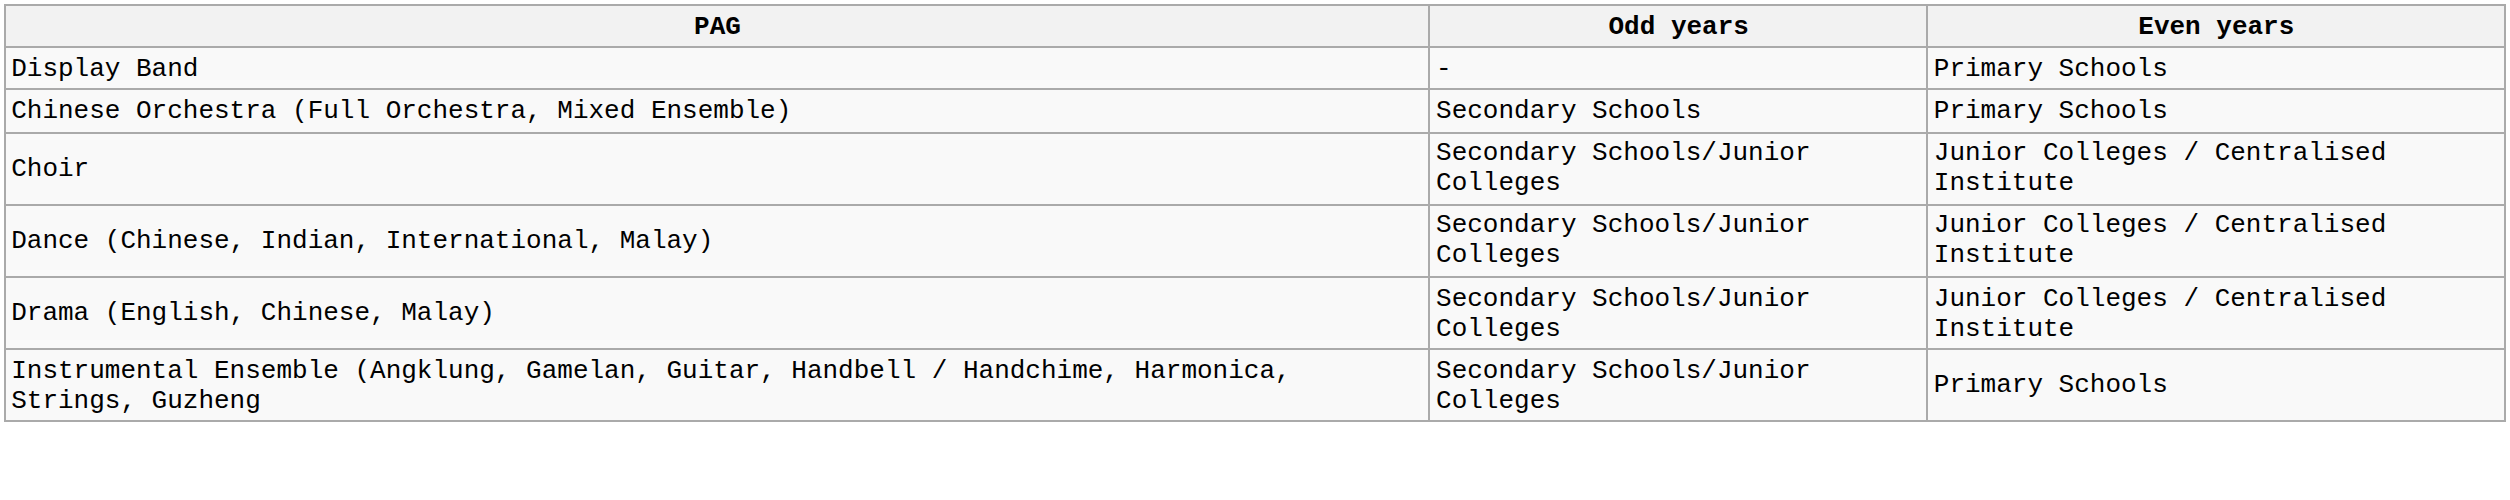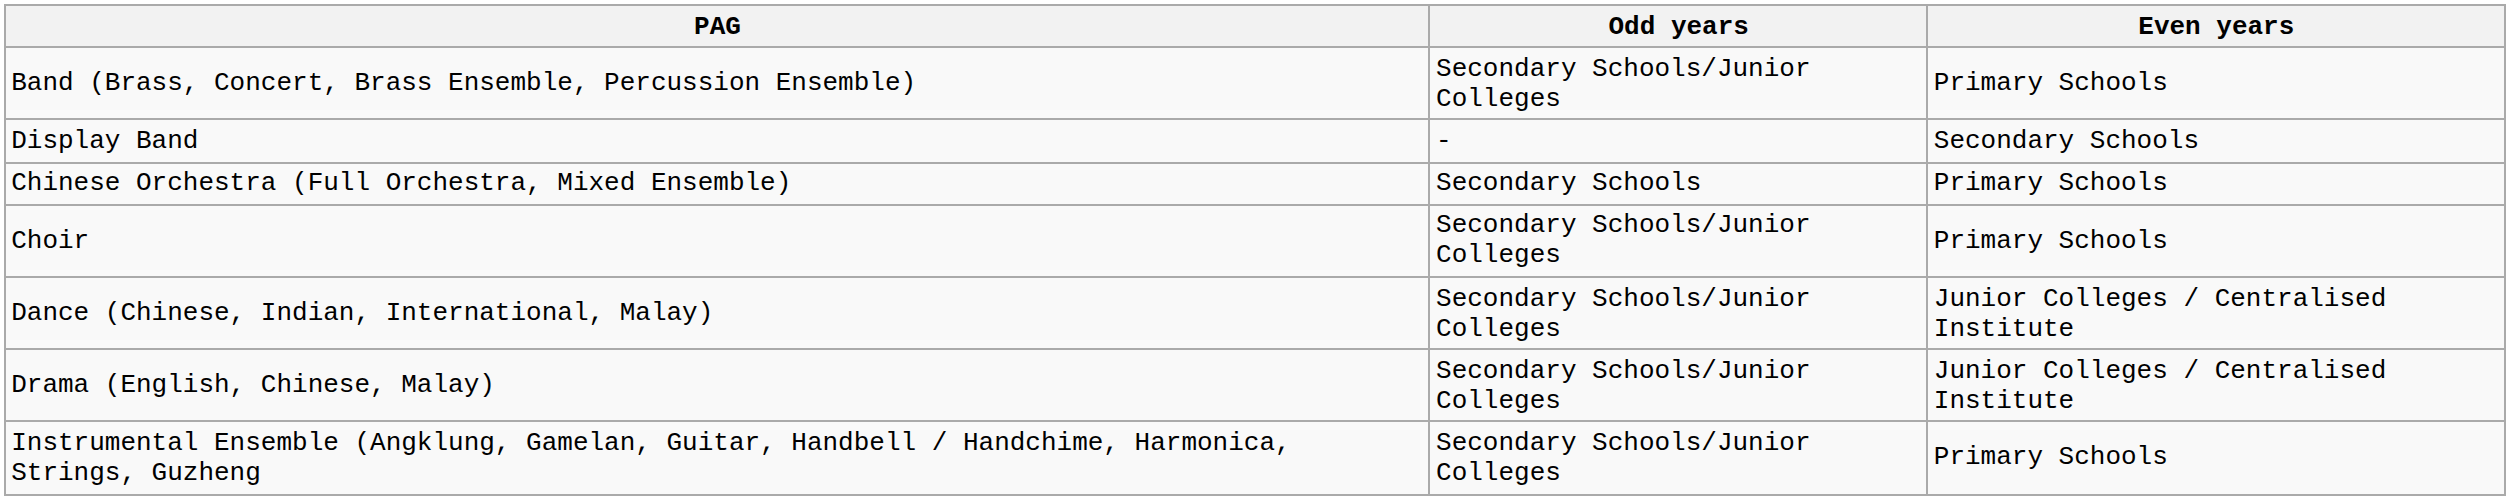+ row: (464, 84)
(2051, 69) Primary Schools -> (2066, 141) Secondary Schools
(2160, 168) Junior Colleges / Centralised Institute -> (2051, 241) Primary Schools
